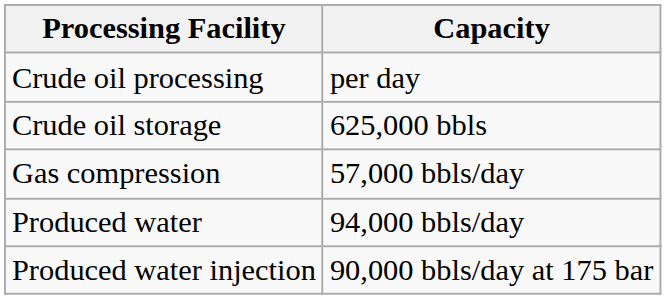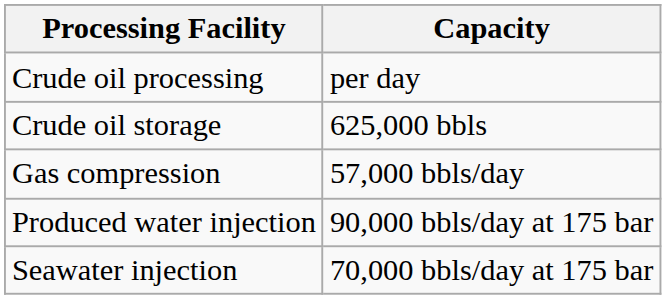- row: (107, 221)
+ row: (125, 269)
